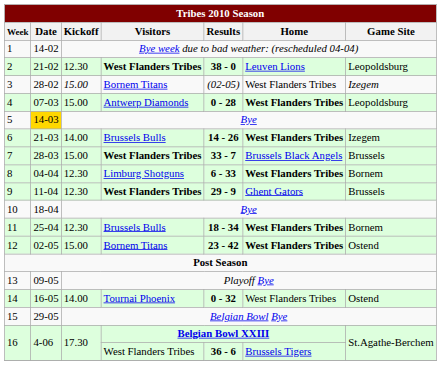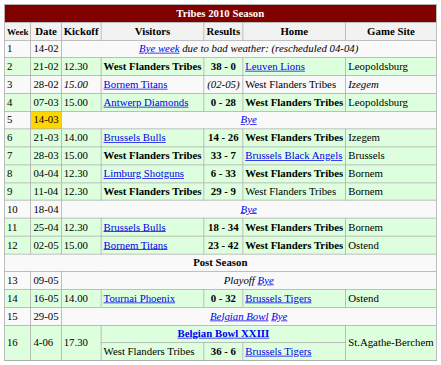(274, 191) Ghent Gators -> (291, 191) West Flanders Tribes
(367, 191) Brussels -> (366, 191) Bornem
(291, 298) West Flanders Tribes -> (278, 298) Brussels Tigers
